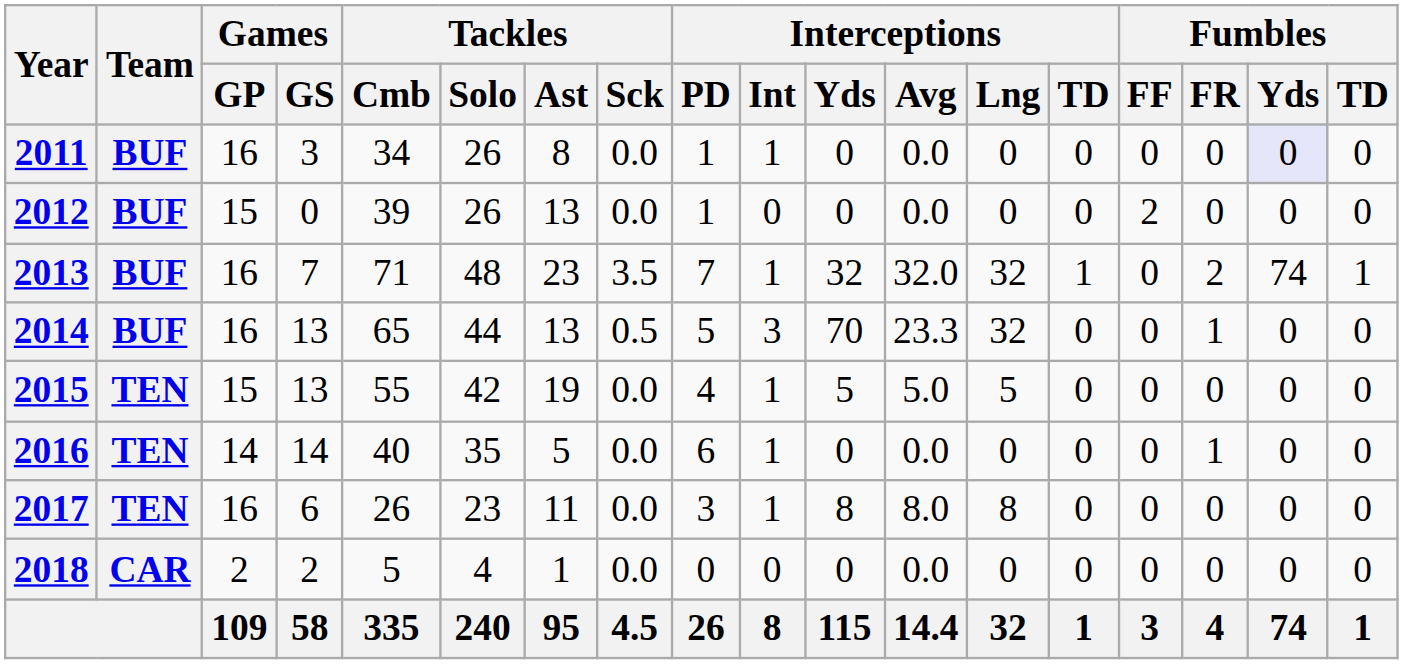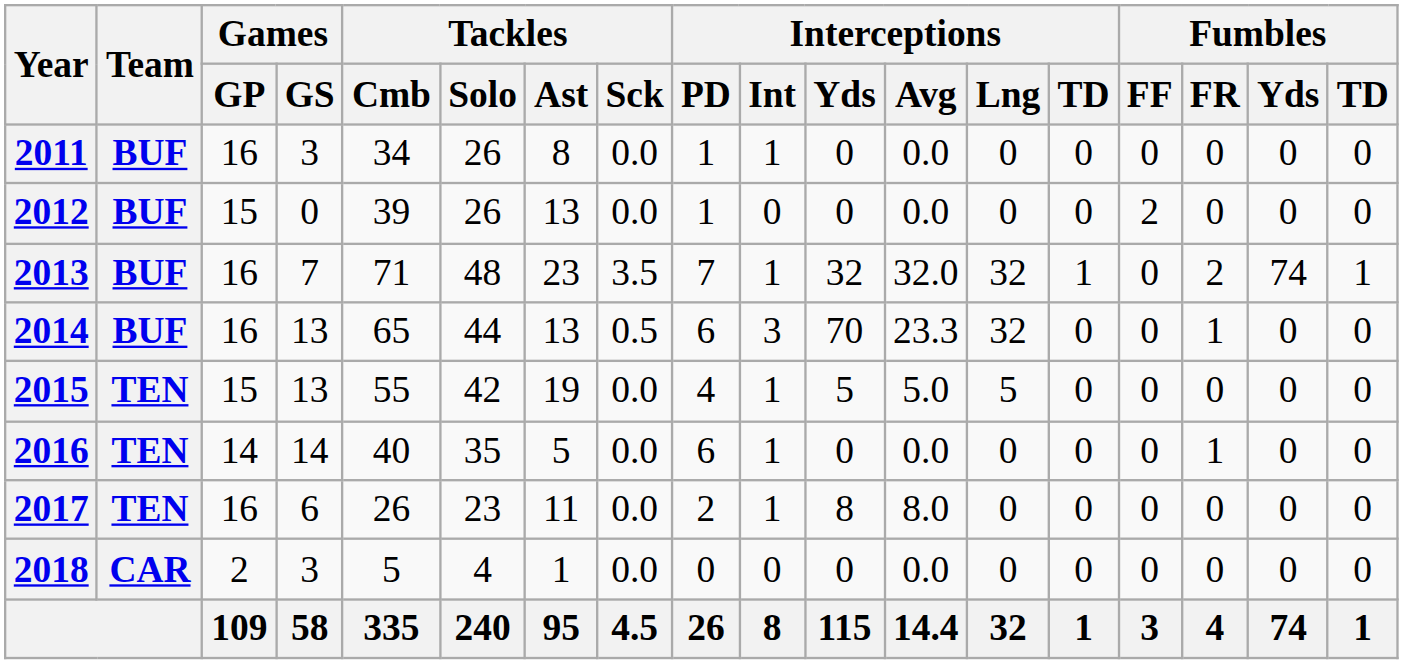(1288, 152) lavender background -> (1288, 152) no background
(706, 331) 5 -> (706, 331) 6
(706, 509) 3 -> (706, 509) 2
(1008, 509) 8 -> (1008, 509) 0
(310, 568) 2 -> (310, 568) 3
